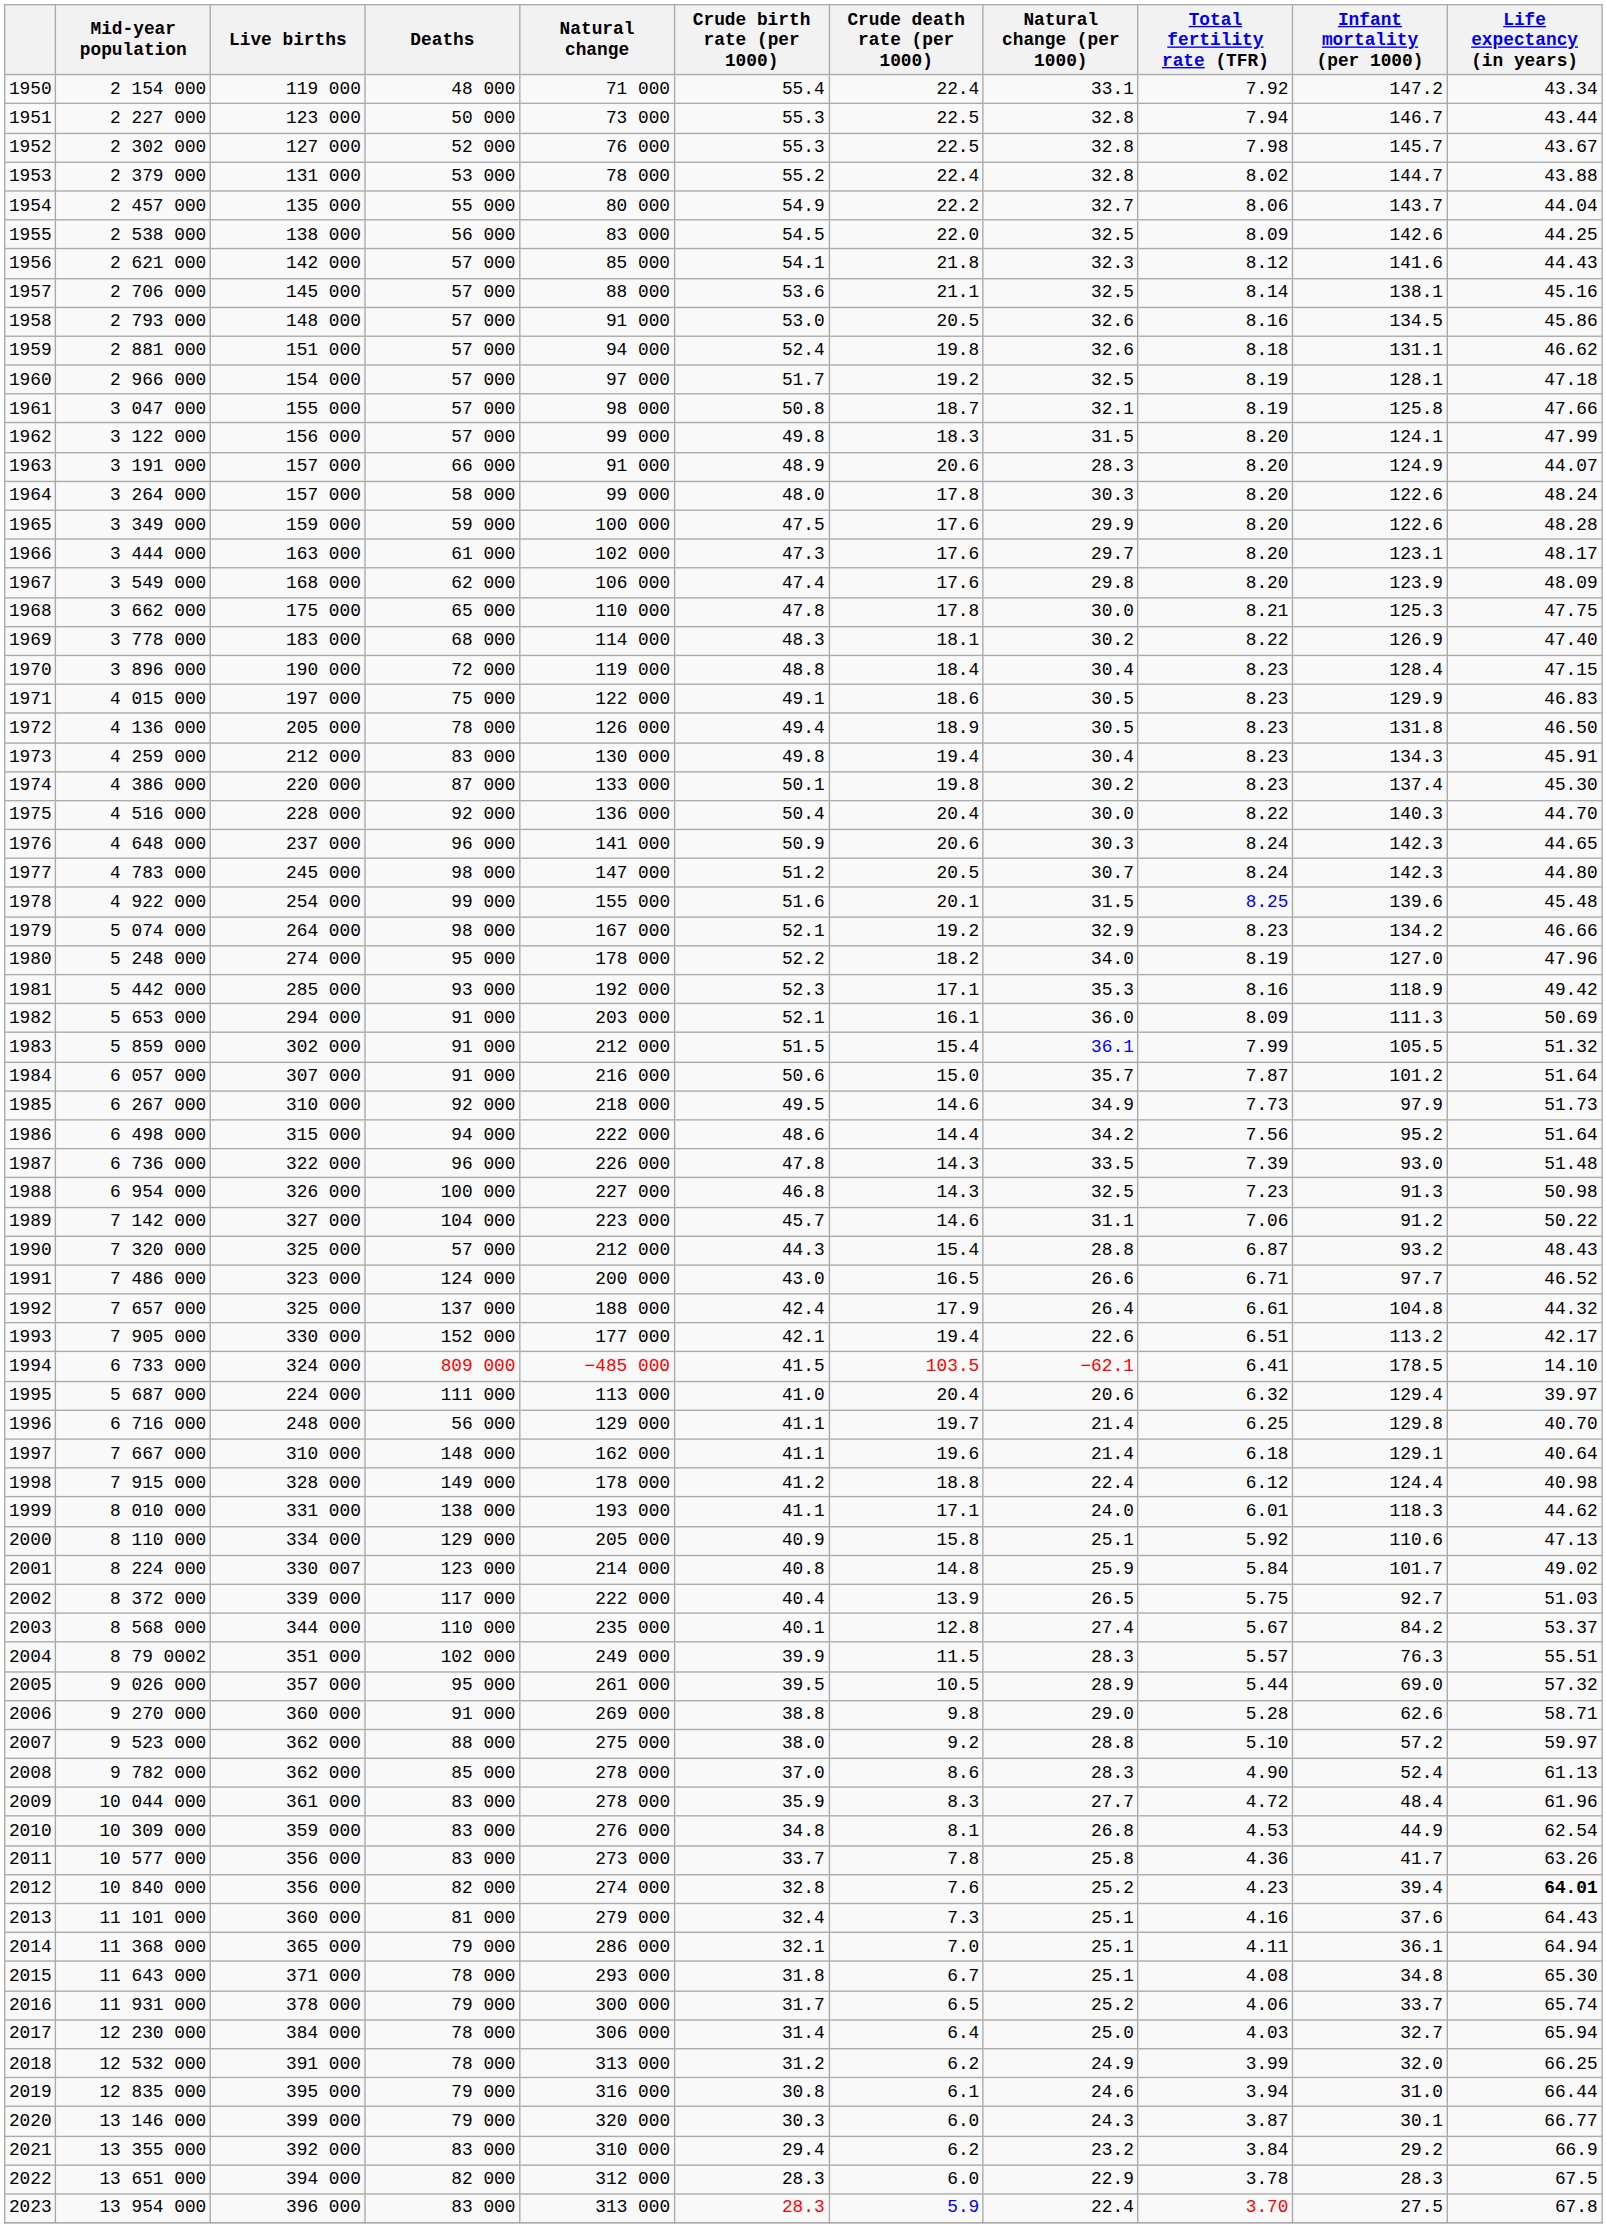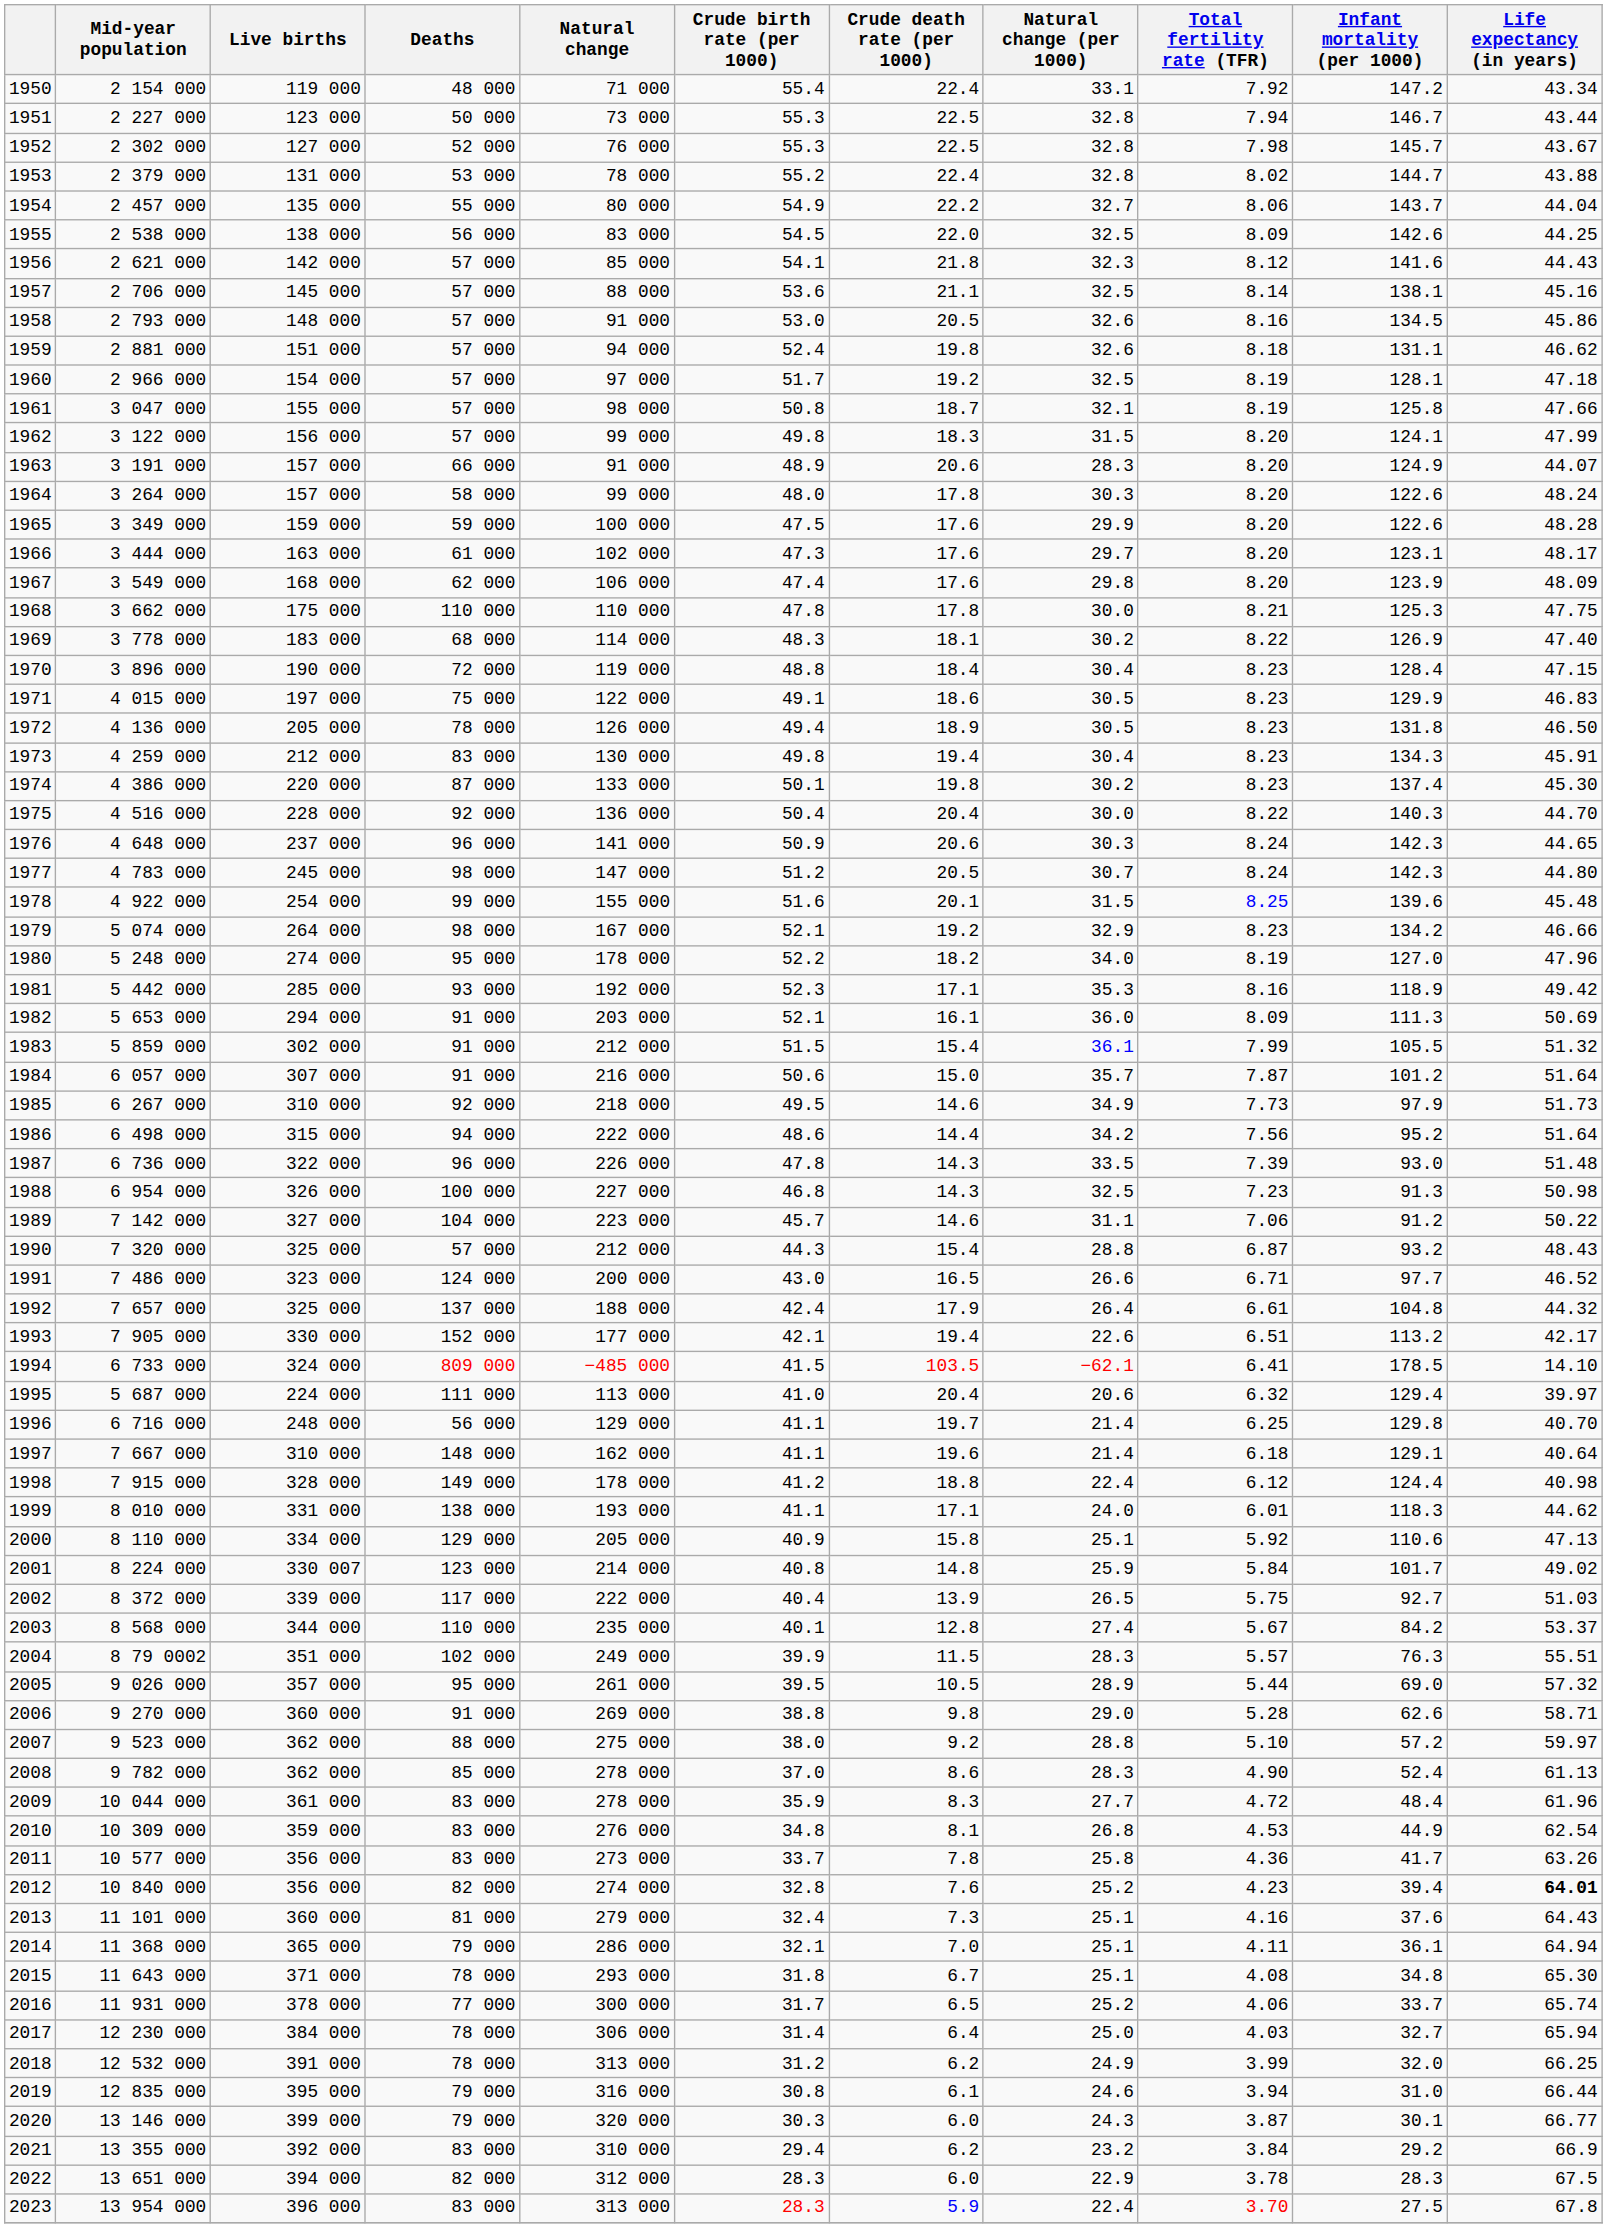(473, 612) 65 000 -> (467, 612) 110 000
(473, 2005) 79 000 -> (473, 2005) 77 000
